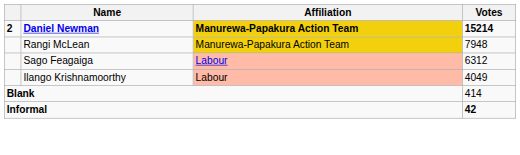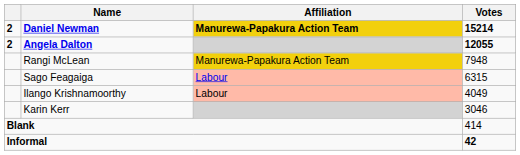+ row: (58, 45)
(476, 61) 6312 -> (476, 77) 6315
+ row: (46, 110)
